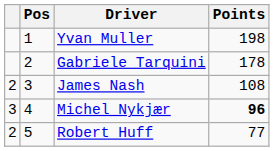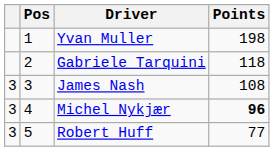(252, 64) 178 -> (252, 64) 118
(12, 87) 2 -> (12, 87) 3
(12, 134) 2 -> (12, 134) 3
